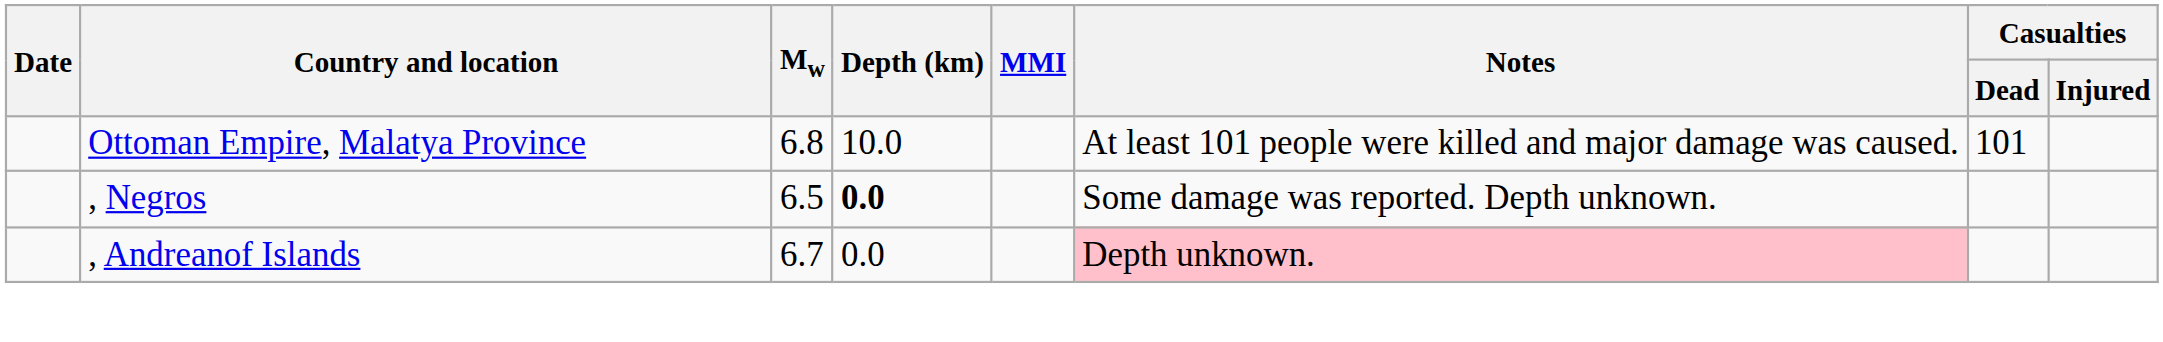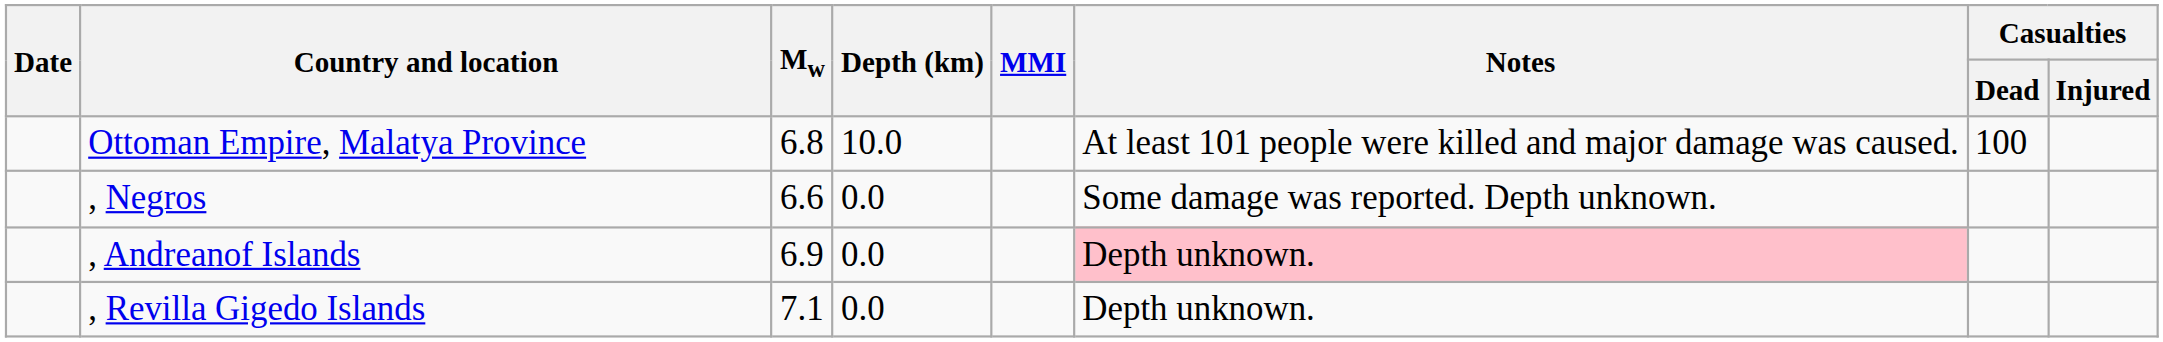(2001, 142) 101 -> (2001, 142) 100
(802, 198) 6.5 -> (802, 198) 6.6
(863, 198) bold -> (863, 198) normal
(802, 253) 6.7 -> (802, 253) 6.9
+ row: (257, 308)
